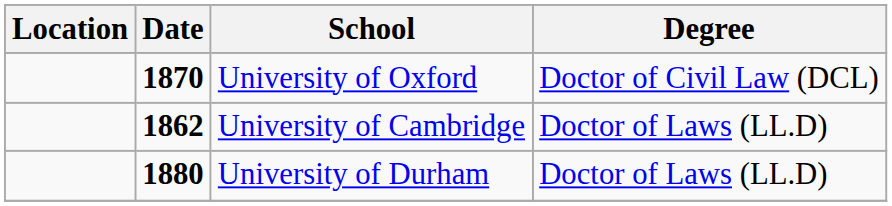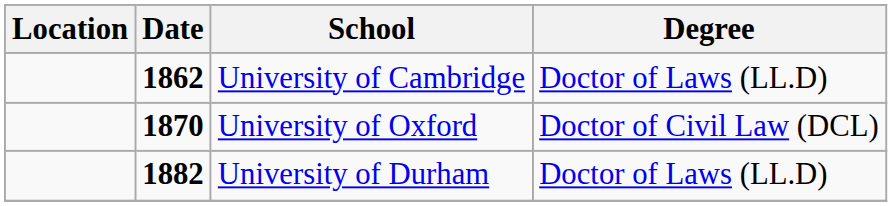rows swapped: (371, 126) <-> (348, 77)
(173, 175) 1880 -> (173, 175) 1882
